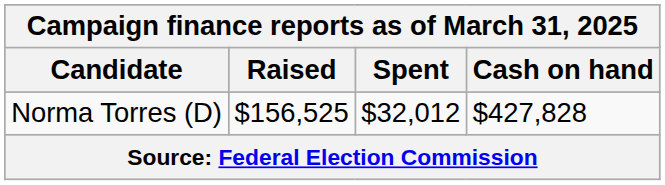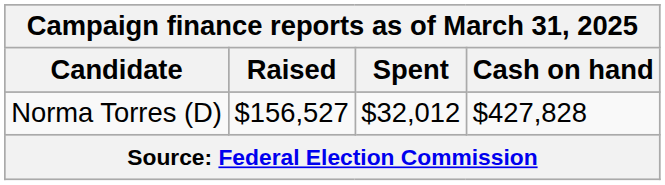(292, 112) $156,525 -> (292, 112) $156,527
